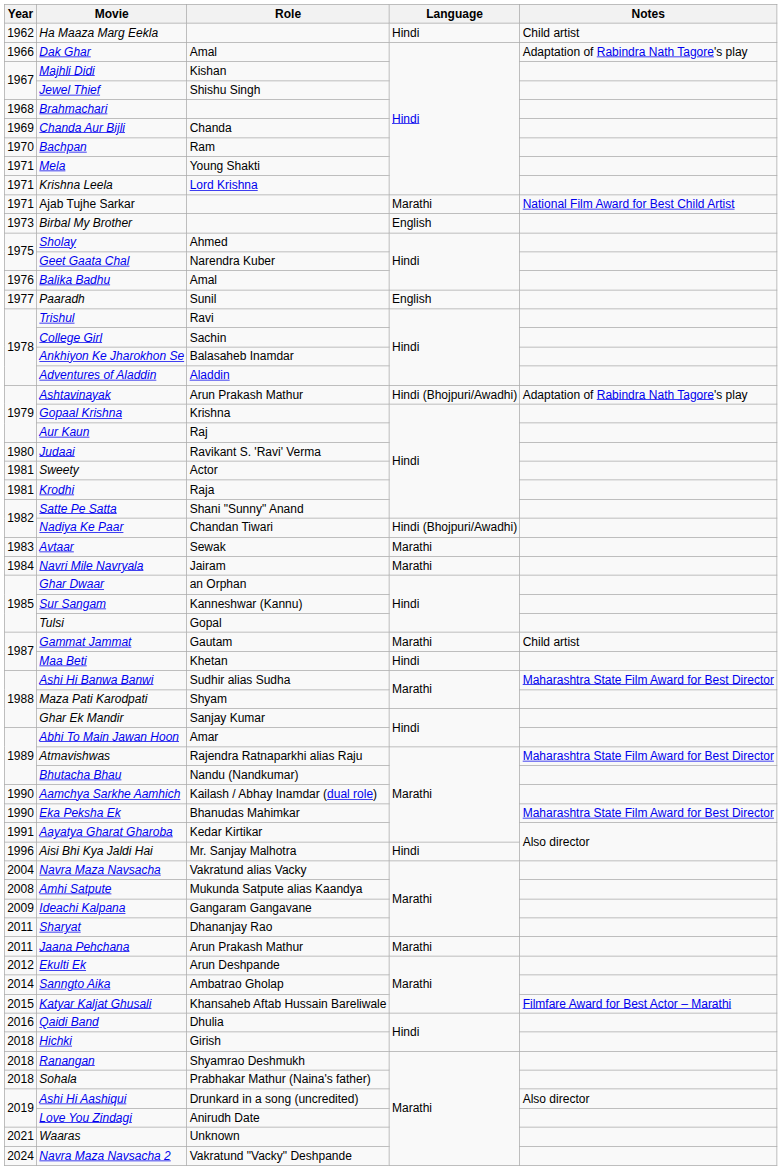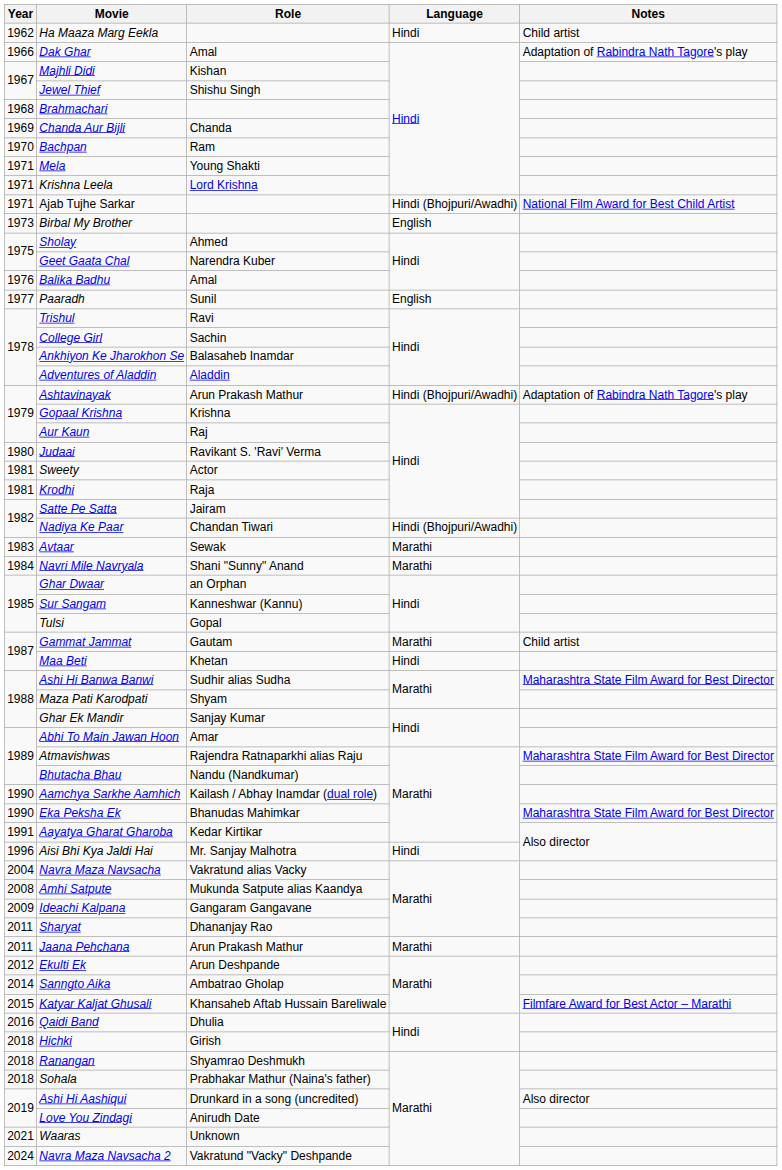(412, 204) Marathi -> (455, 204) Hindi (Bhojpuri/Awadhi)
(247, 508) Shani "Sunny" Anand -> (208, 508) Jairam
(208, 565) Jairam -> (247, 565) Shani "Sunny" Anand
